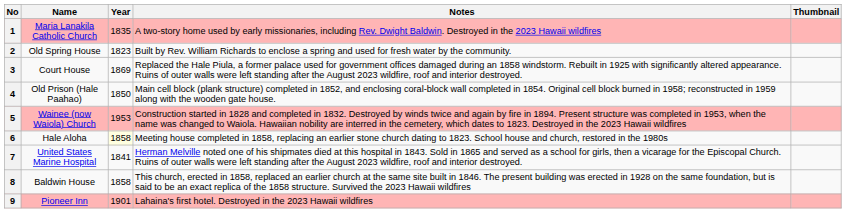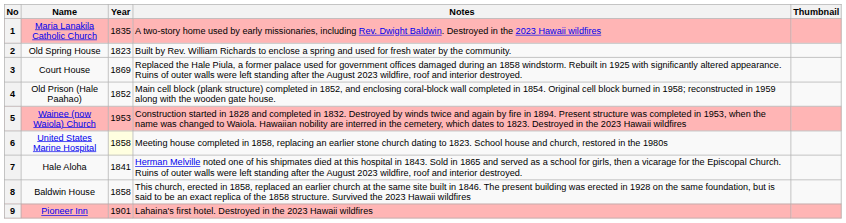(121, 94) 1850 -> (121, 94) 1852
(65, 137) Hale Aloha -> (65, 143) United States Marine Hospital
(65, 157) United States Marine Hospital -> (65, 167) Hale Aloha
